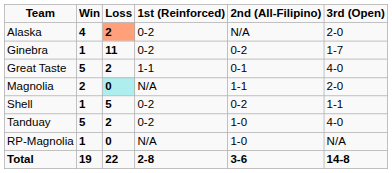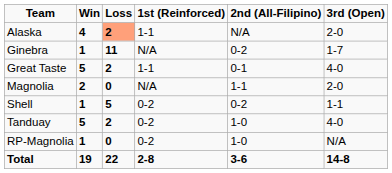(146, 31) 0-2 -> (146, 31) 1-1
(146, 50) 0-2 -> (147, 50) N/A
(108, 86) paleturquoise background -> (108, 86) no background
(147, 141) N/A -> (146, 141) 0-2
